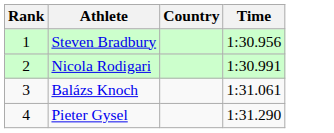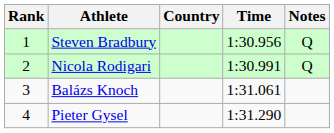+ column: (307, 16)
